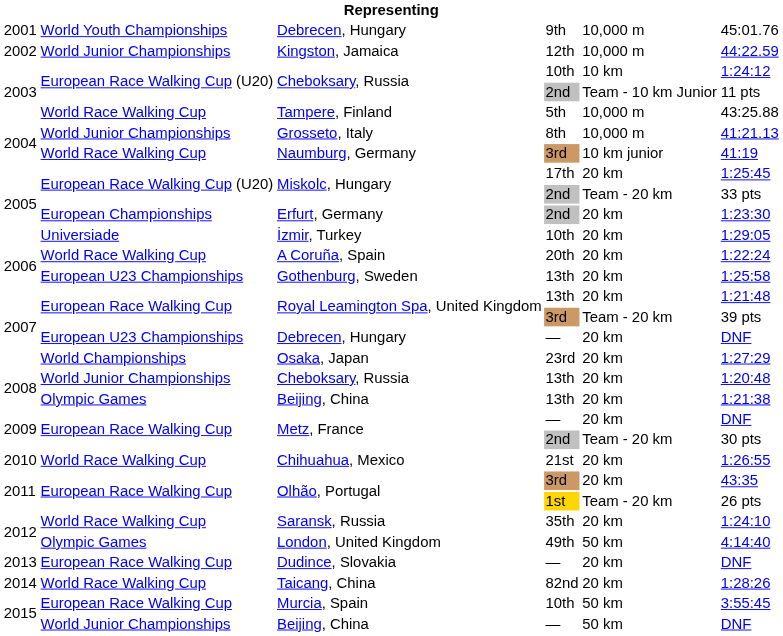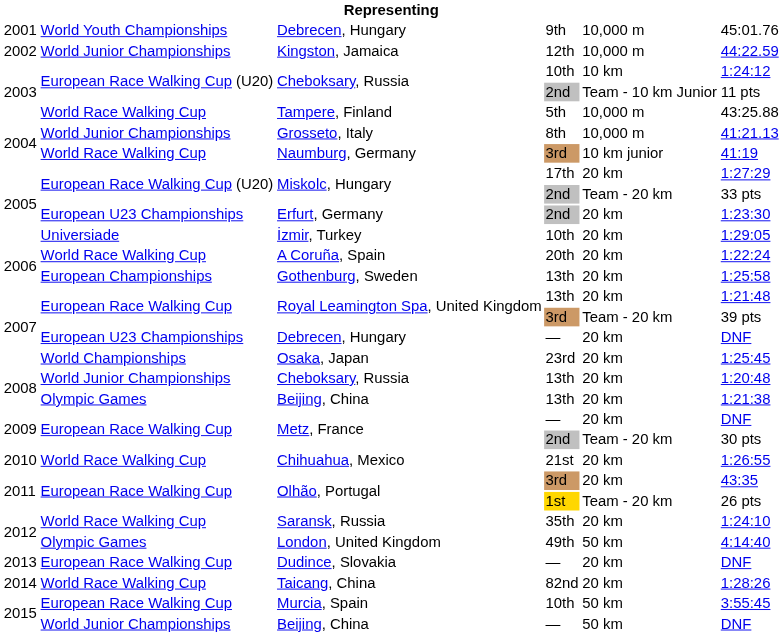(746, 173) 1:25:45 -> (746, 173) 1:27:29
(126, 214) European Championships -> (142, 214) European U23 Championships
(142, 276) European U23 Championships -> (126, 276) European Championships
(746, 358) 1:27:29 -> (746, 358) 1:25:45
